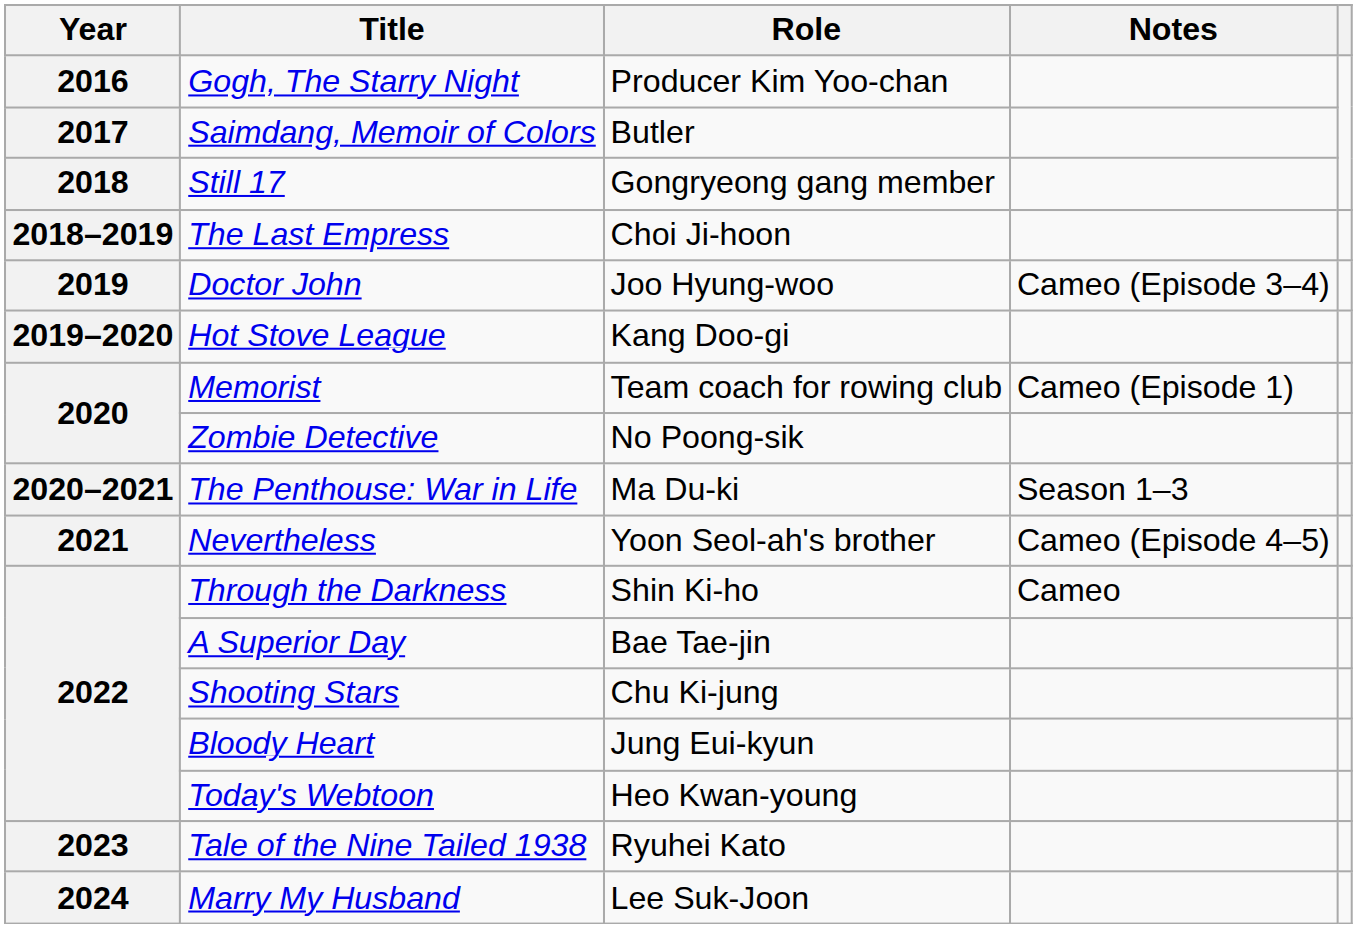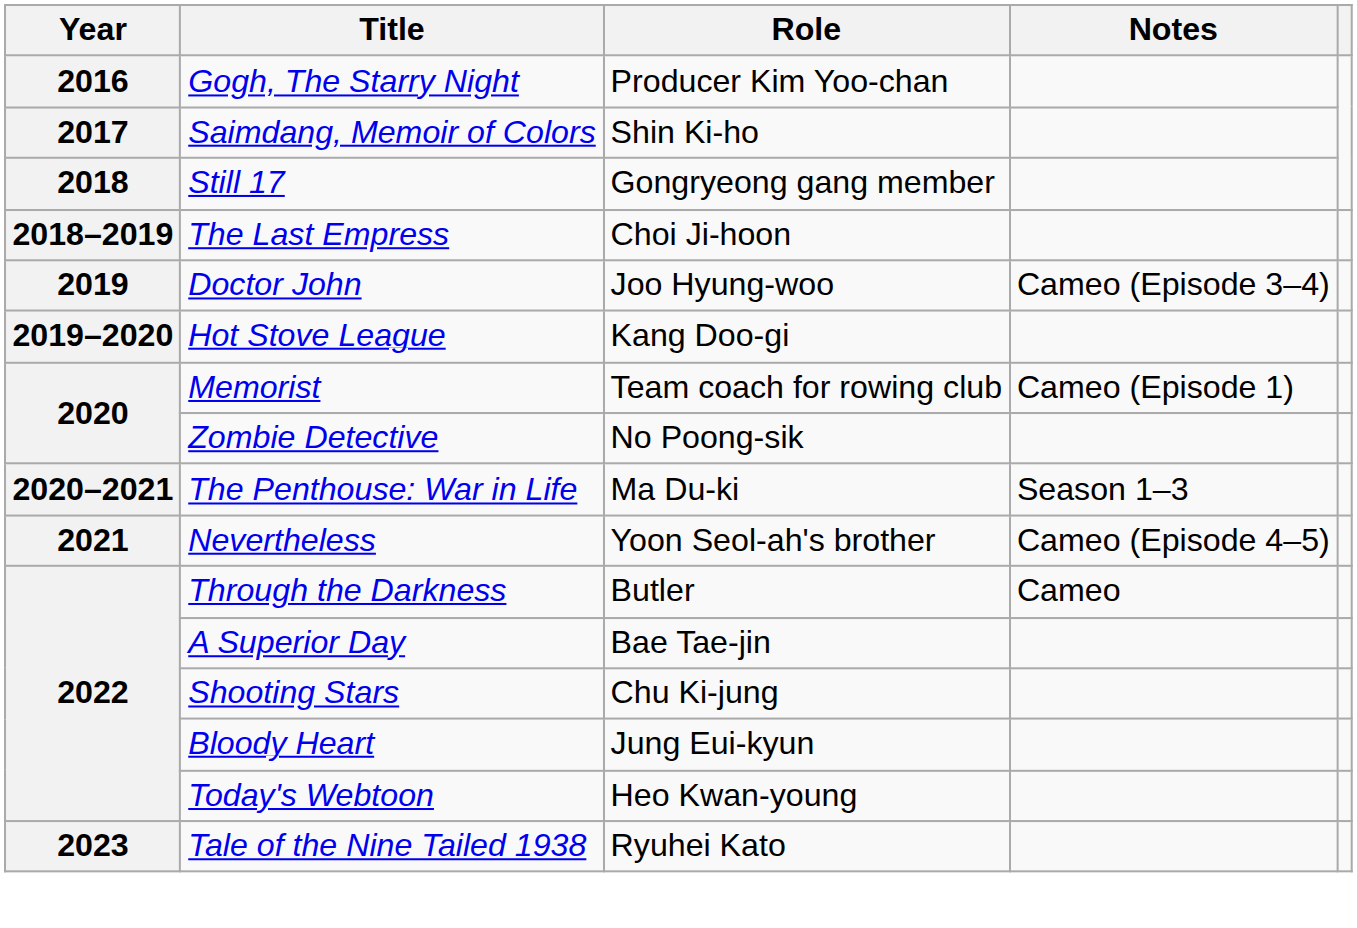(653, 132) Butler -> (685, 132) Shin Ki-ho
(685, 591) Shin Ki-ho -> (653, 591) Butler
- row: (324, 897)
